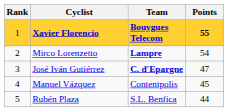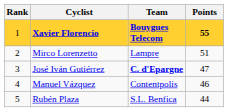(146, 53) bold -> (145, 53) normal
(205, 53) 54 -> (205, 53) 51
(205, 84) 45 -> (205, 84) 46
